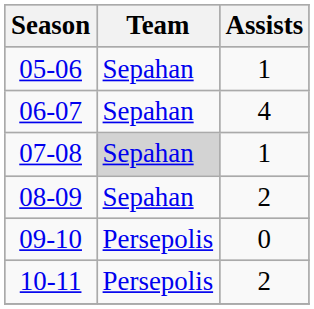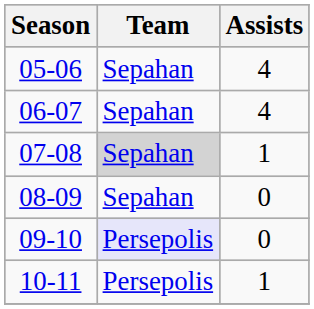(264, 68) 1 -> (264, 68) 4
(264, 196) 2 -> (264, 196) 0
(158, 238) no background -> (158, 238) lavender background
(264, 281) 2 -> (264, 281) 1
